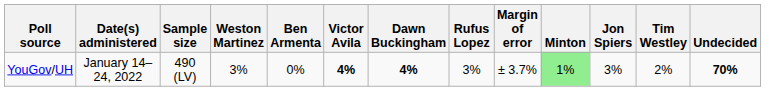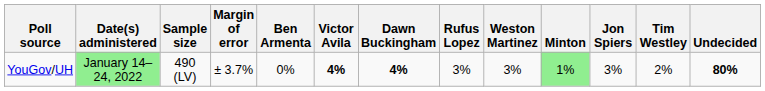columns swapped: (517, 29) <-> (239, 36)
(118, 69) no background -> (118, 69) lightgreen background
(725, 69) 70% -> (725, 69) 80%
